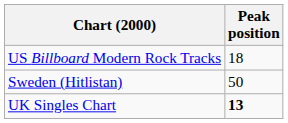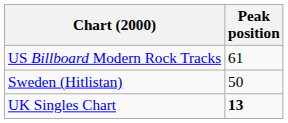(236, 57) 18 -> (236, 57) 61
